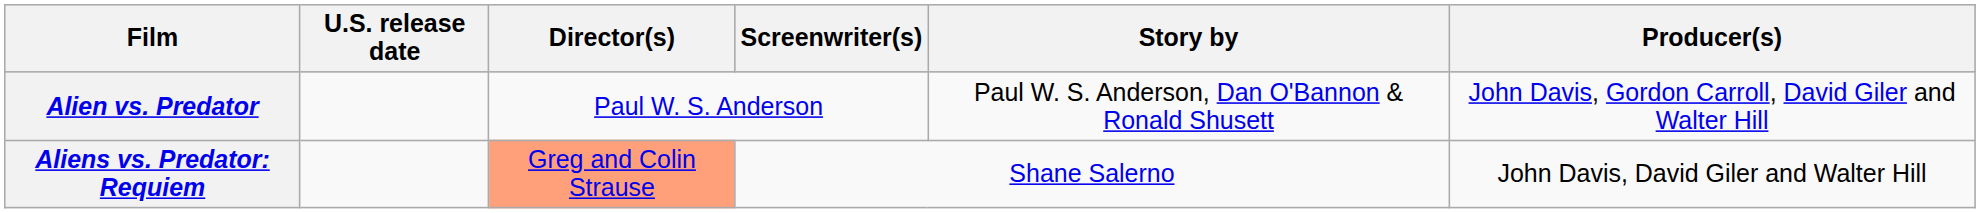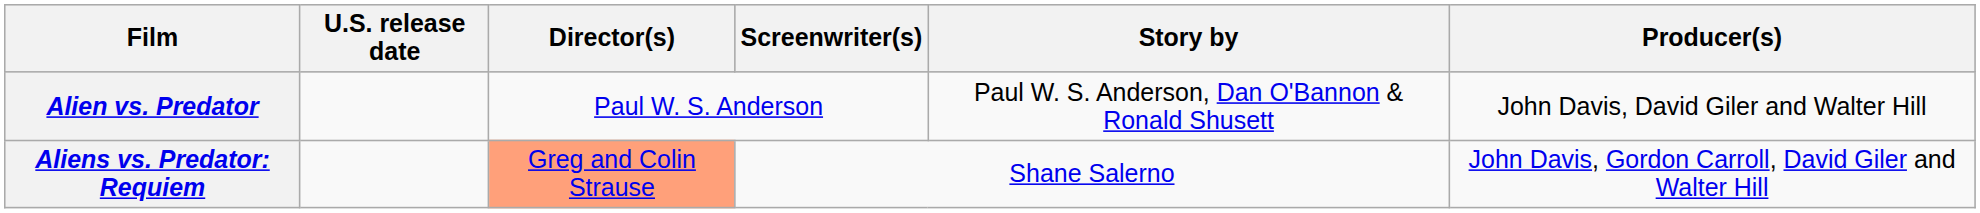(1712, 105) John Davis, Gordon Carroll, David Giler and Walter Hill -> (1712, 105) John Davis, David Giler and Walter Hill
(1712, 173) John Davis, David Giler and Walter Hill -> (1712, 173) John Davis, Gordon Carroll, David Giler and Walter Hill
